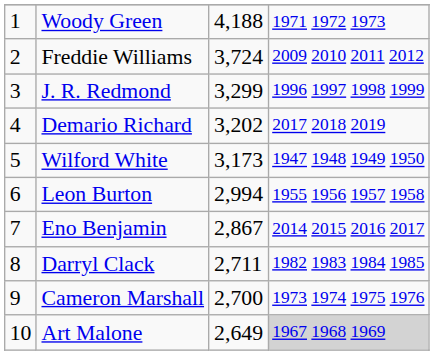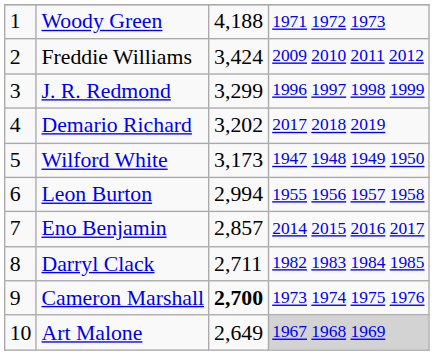(239, 56) 3,724 -> (239, 56) 3,424
(239, 228) 2,867 -> (239, 228) 2,857
(239, 297) normal -> (239, 297) bold
